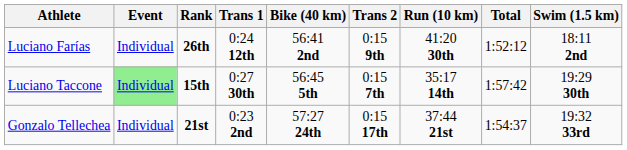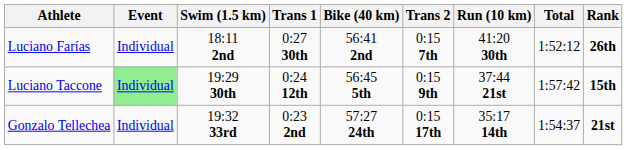columns swapped: (576, 16) <-> (196, 16)
(241, 47) 0:24 12th -> (295, 47) 0:27 30th
(375, 47) 0:15 9th -> (428, 47) 0:15 7th
(241, 86) 0:27 30th -> (295, 86) 0:24 12th
(375, 86) 0:15 7th -> (428, 86) 0:15 9th
(441, 86) 35:17 14th -> (494, 86) 37:44 21st
(441, 125) 37:44 21st -> (494, 125) 35:17 14th
